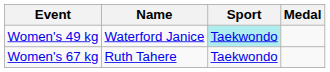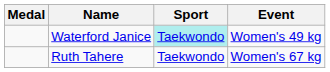columns swapped: (303, 15) <-> (53, 15)
